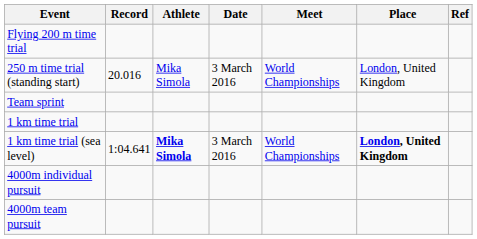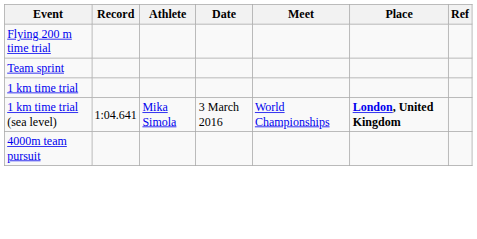- row: (46, 75)
(174, 149) bold -> (159, 115) normal
- row: (50, 183)
